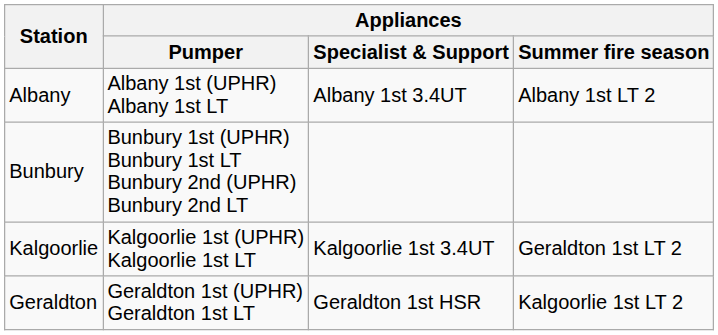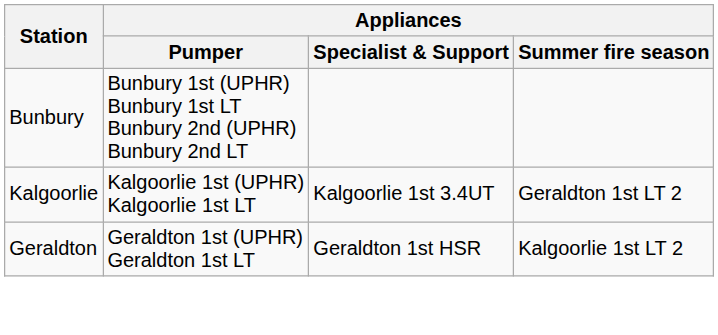- row: (40, 95)
